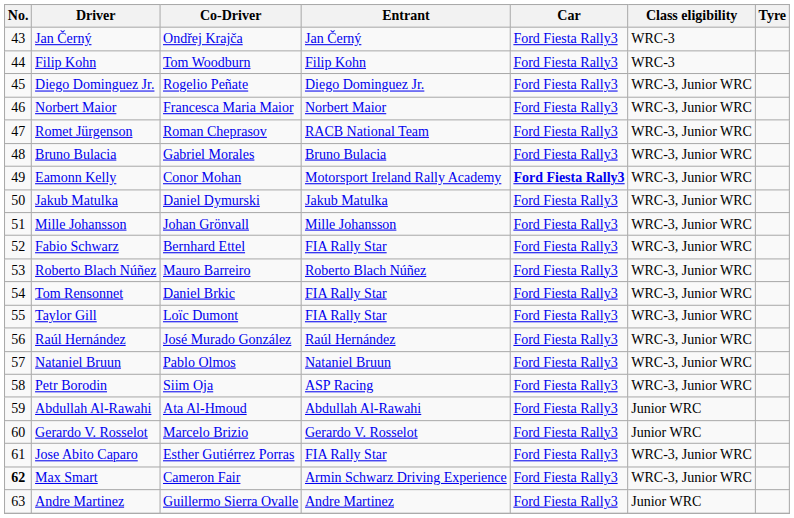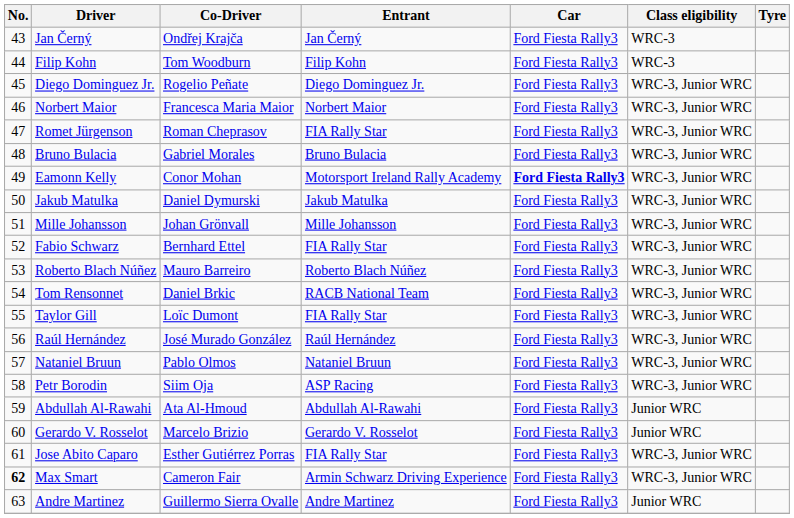(367, 131) RACB National Team -> (346, 131) FIA Rally Star
(346, 292) FIA Rally Star -> (367, 292) RACB National Team
